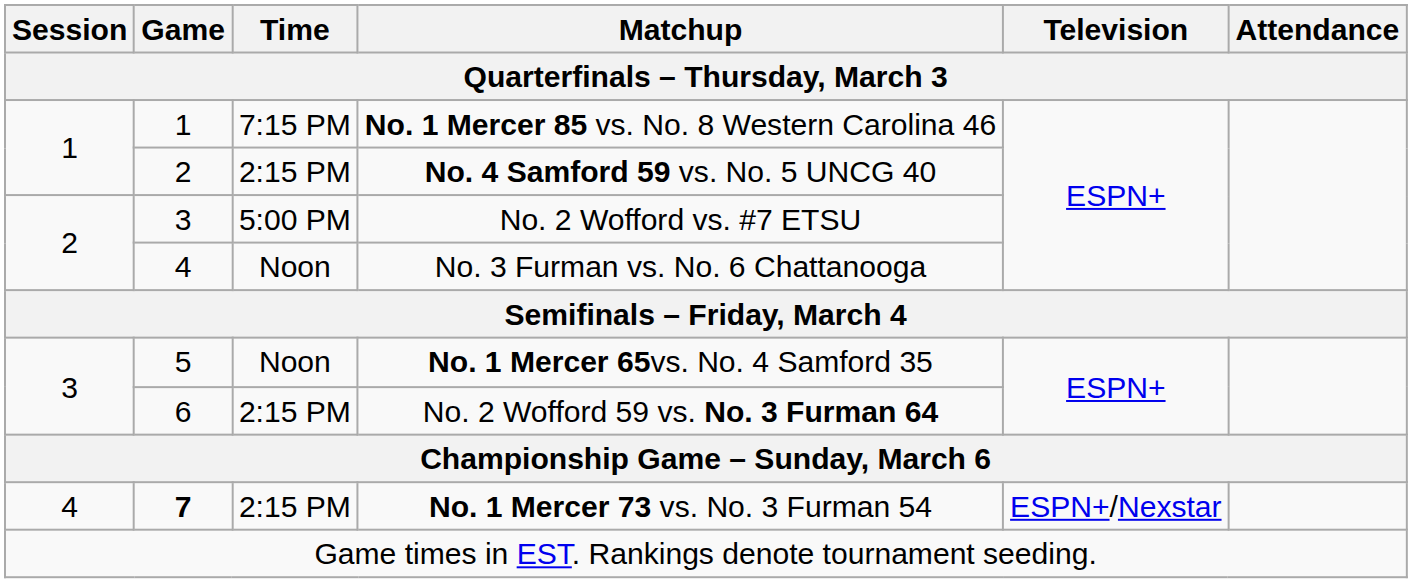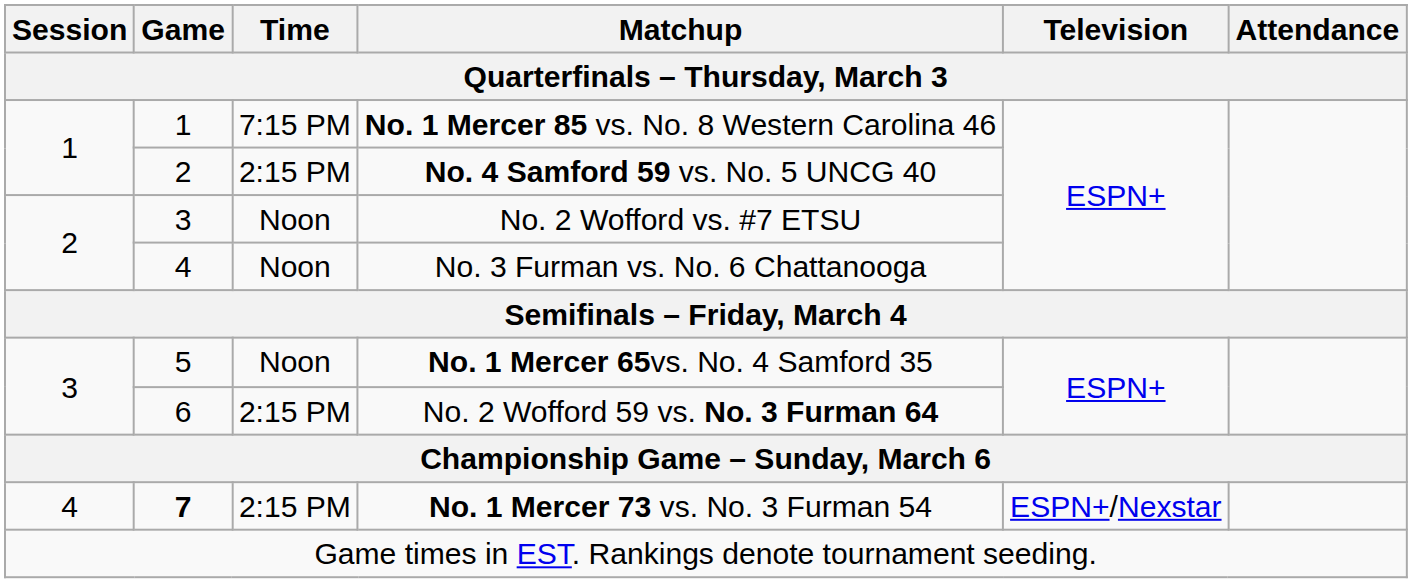(295, 220) 5:00 PM -> (295, 220) Noon
